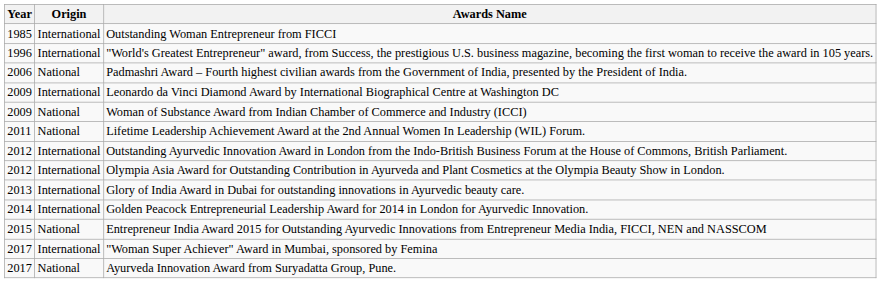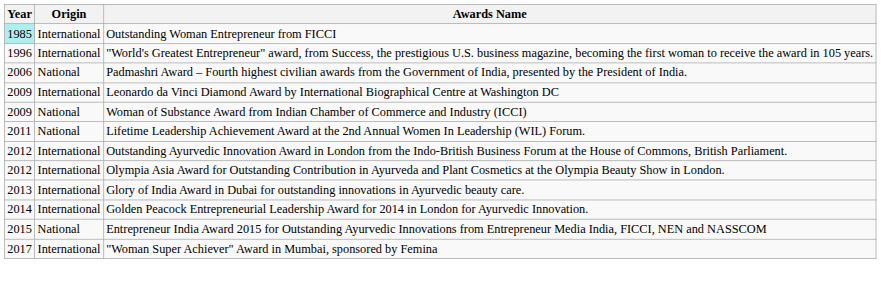(20, 33) no background -> (20, 33) paleturquoise background
- row: (251, 268)
